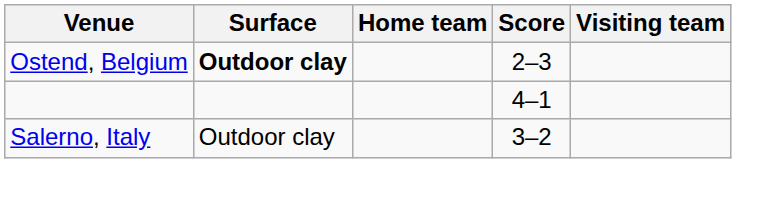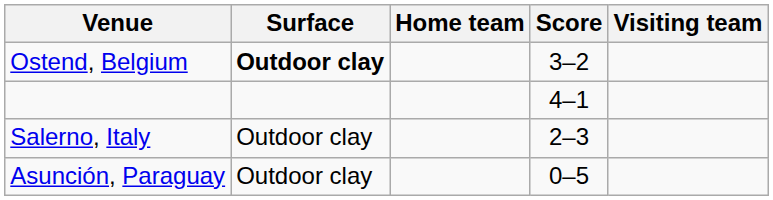(532, 61) 2–3 -> (569, 61) 3–2
(532, 137) 3–2 -> (569, 137) 2–3
+ row: (118, 175)
